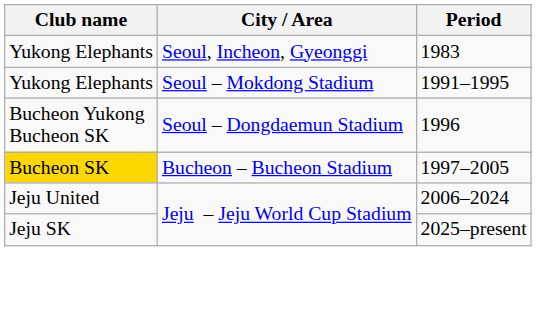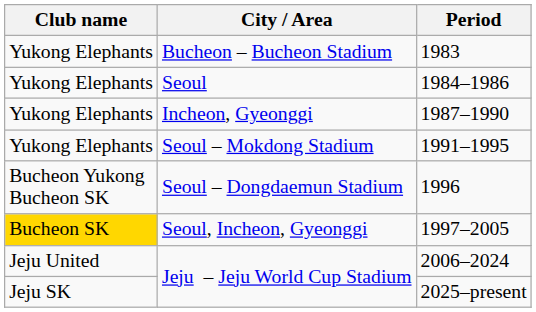(265, 51) Seoul, Incheon, Gyeonggi -> (277, 51) Bucheon – Bucheon Stadium
+ row: (465, 82)
+ row: (465, 113)
(277, 167) Bucheon – Bucheon Stadium -> (265, 229) Seoul, Incheon, Gyeonggi
